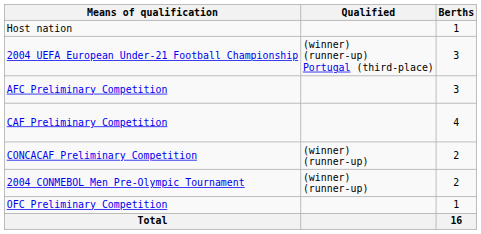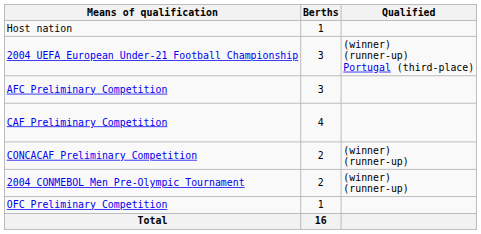columns swapped: (456, 12) <-> (368, 12)
